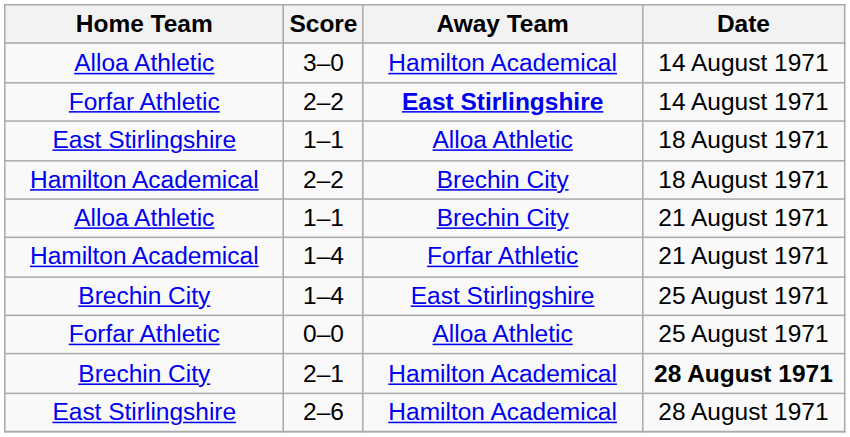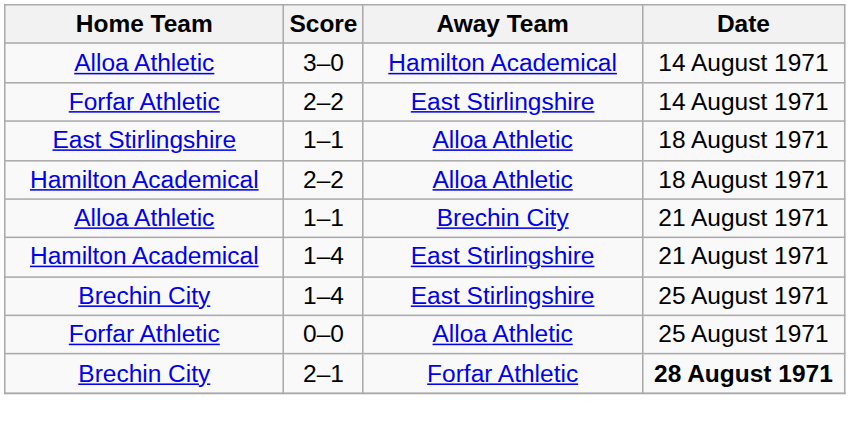(503, 101) bold -> (503, 101) normal
(503, 179) Brechin City -> (503, 179) Alloa Athletic
(503, 256) Forfar Athletic -> (503, 256) East Stirlingshire
(503, 373) Hamilton Academical -> (503, 373) Forfar Athletic
- row: (144, 412)
